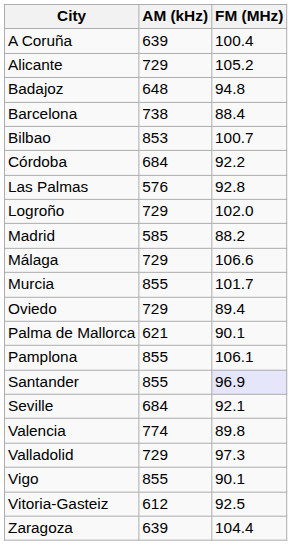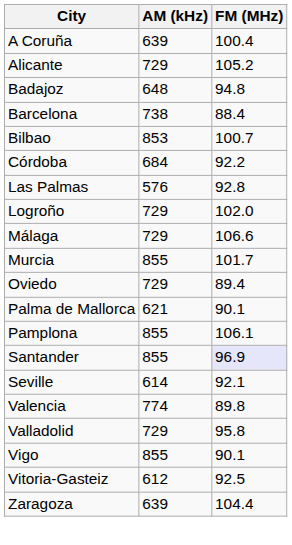- row: (31, 235)
(155, 406) 684 -> (155, 382) 614
(230, 455) 97.3 -> (230, 430) 95.8
